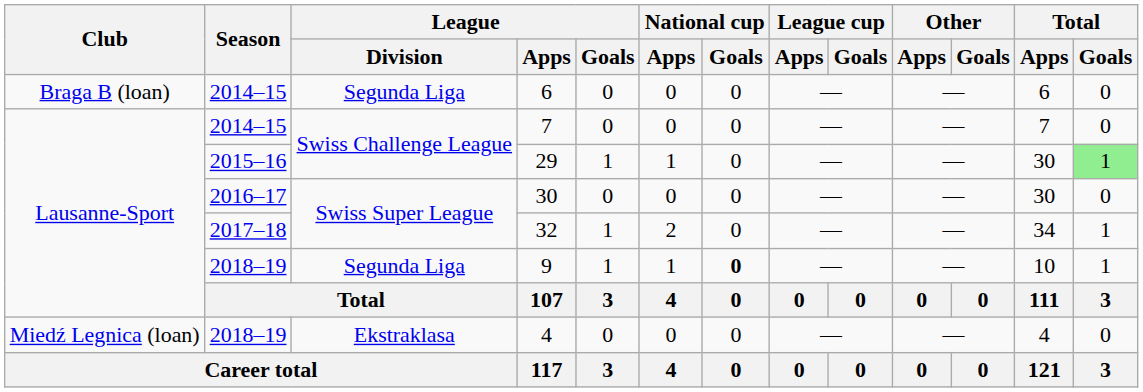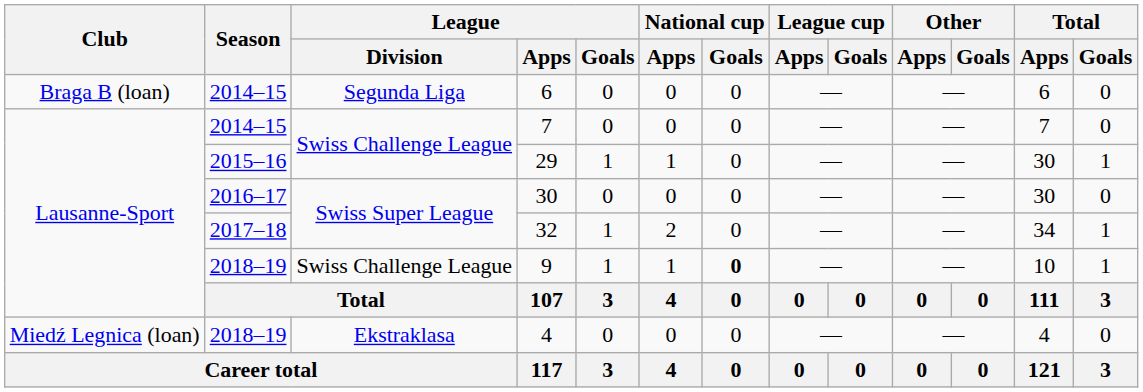(1106, 160) lightgreen background -> (1106, 160) no background
(404, 265) Segunda Liga -> (404, 265) Swiss Challenge League
